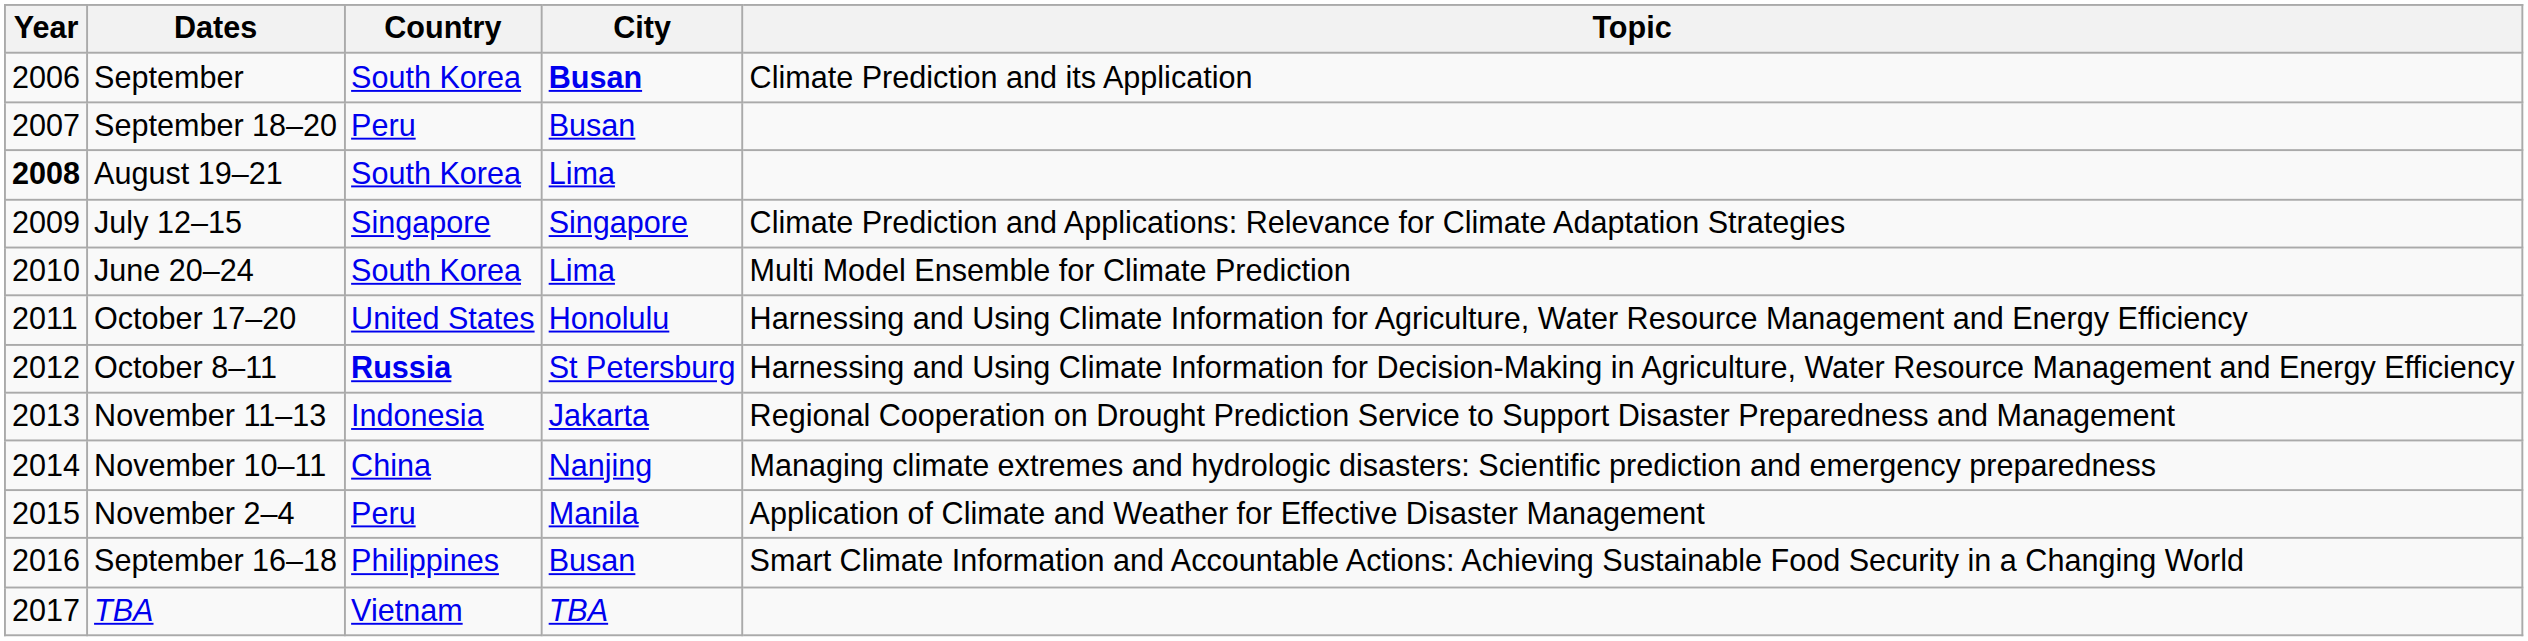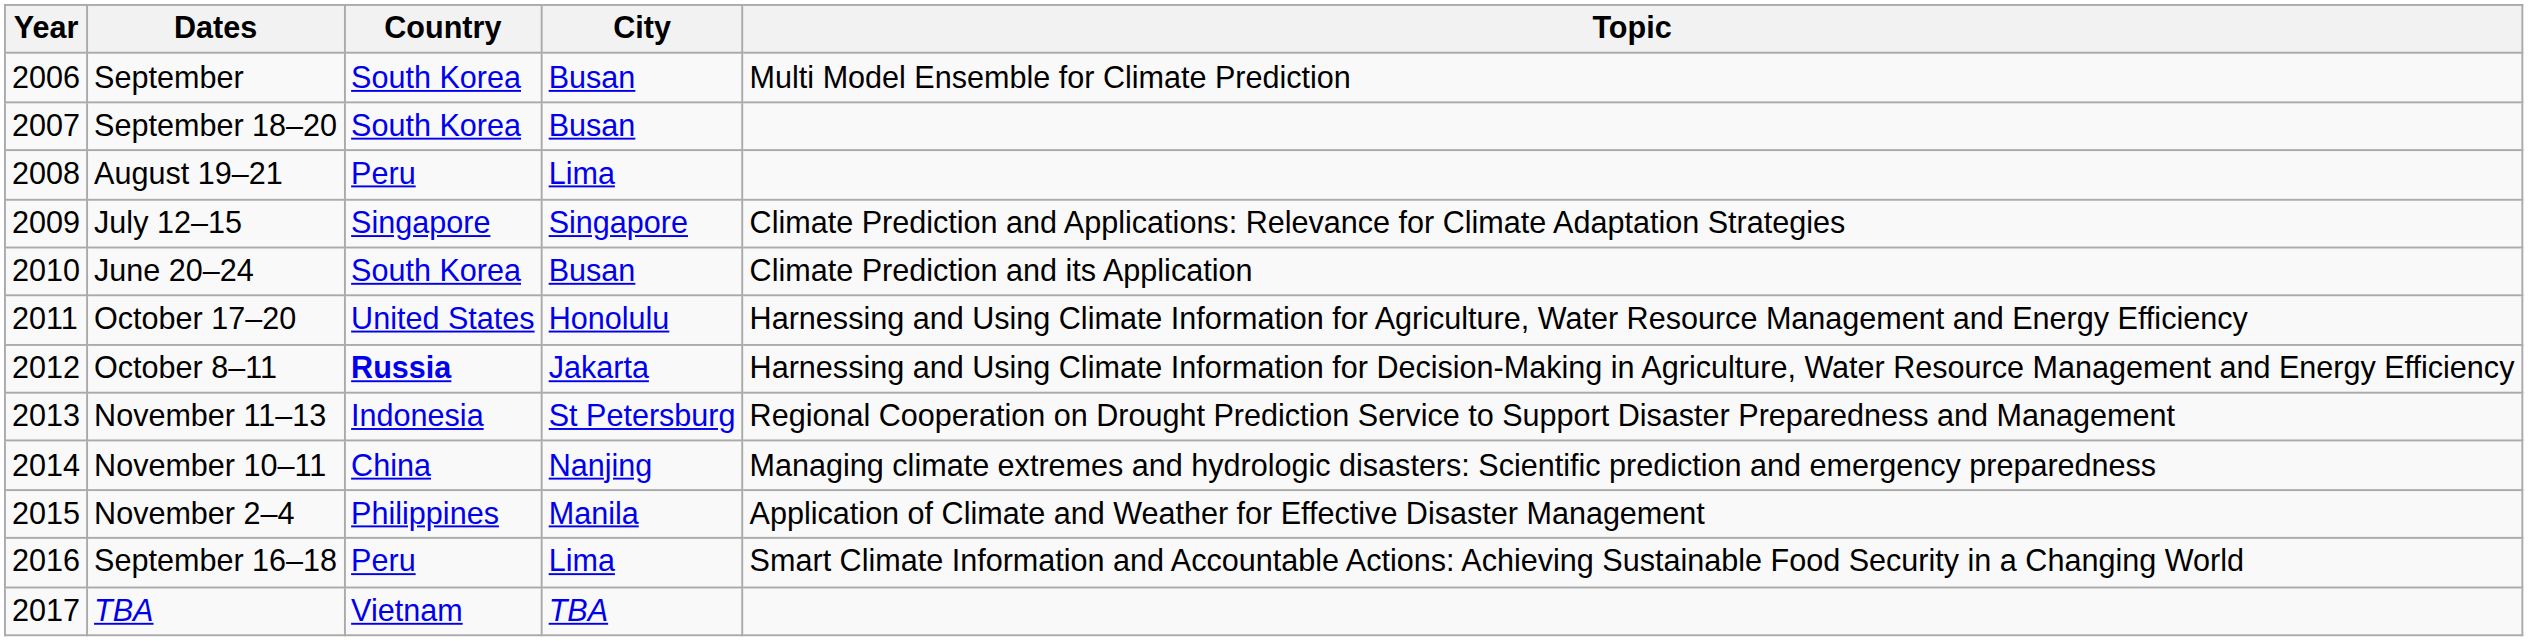(595, 77) bold -> (592, 77) normal
(1001, 77) Climate Prediction and its Application -> (1050, 77) Multi Model Ensemble for Climate Prediction
(383, 125) Peru -> (436, 125) South Korea
(46, 174) bold -> (46, 174) normal
(436, 174) South Korea -> (383, 174) Peru
(582, 271) Lima -> (592, 271) Busan
(1050, 271) Multi Model Ensemble for Climate Prediction -> (1001, 271) Climate Prediction and its Application
(642, 367) St Petersburg -> (599, 367) Jakarta
(599, 416) Jakarta -> (642, 416) St Petersburg
(383, 513) Peru -> (425, 513) Philippines
(425, 561) Philippines -> (383, 561) Peru
(592, 561) Busan -> (582, 561) Lima
